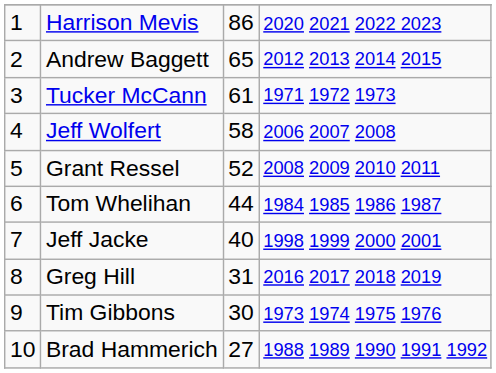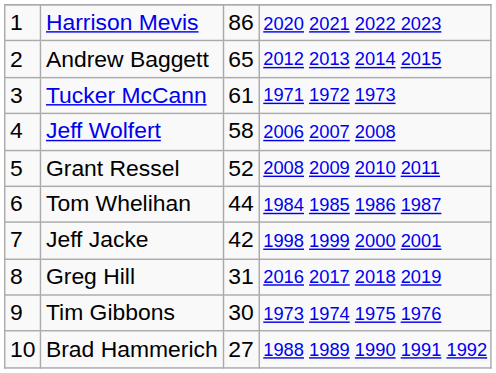(241, 240) 40 -> (241, 240) 42
